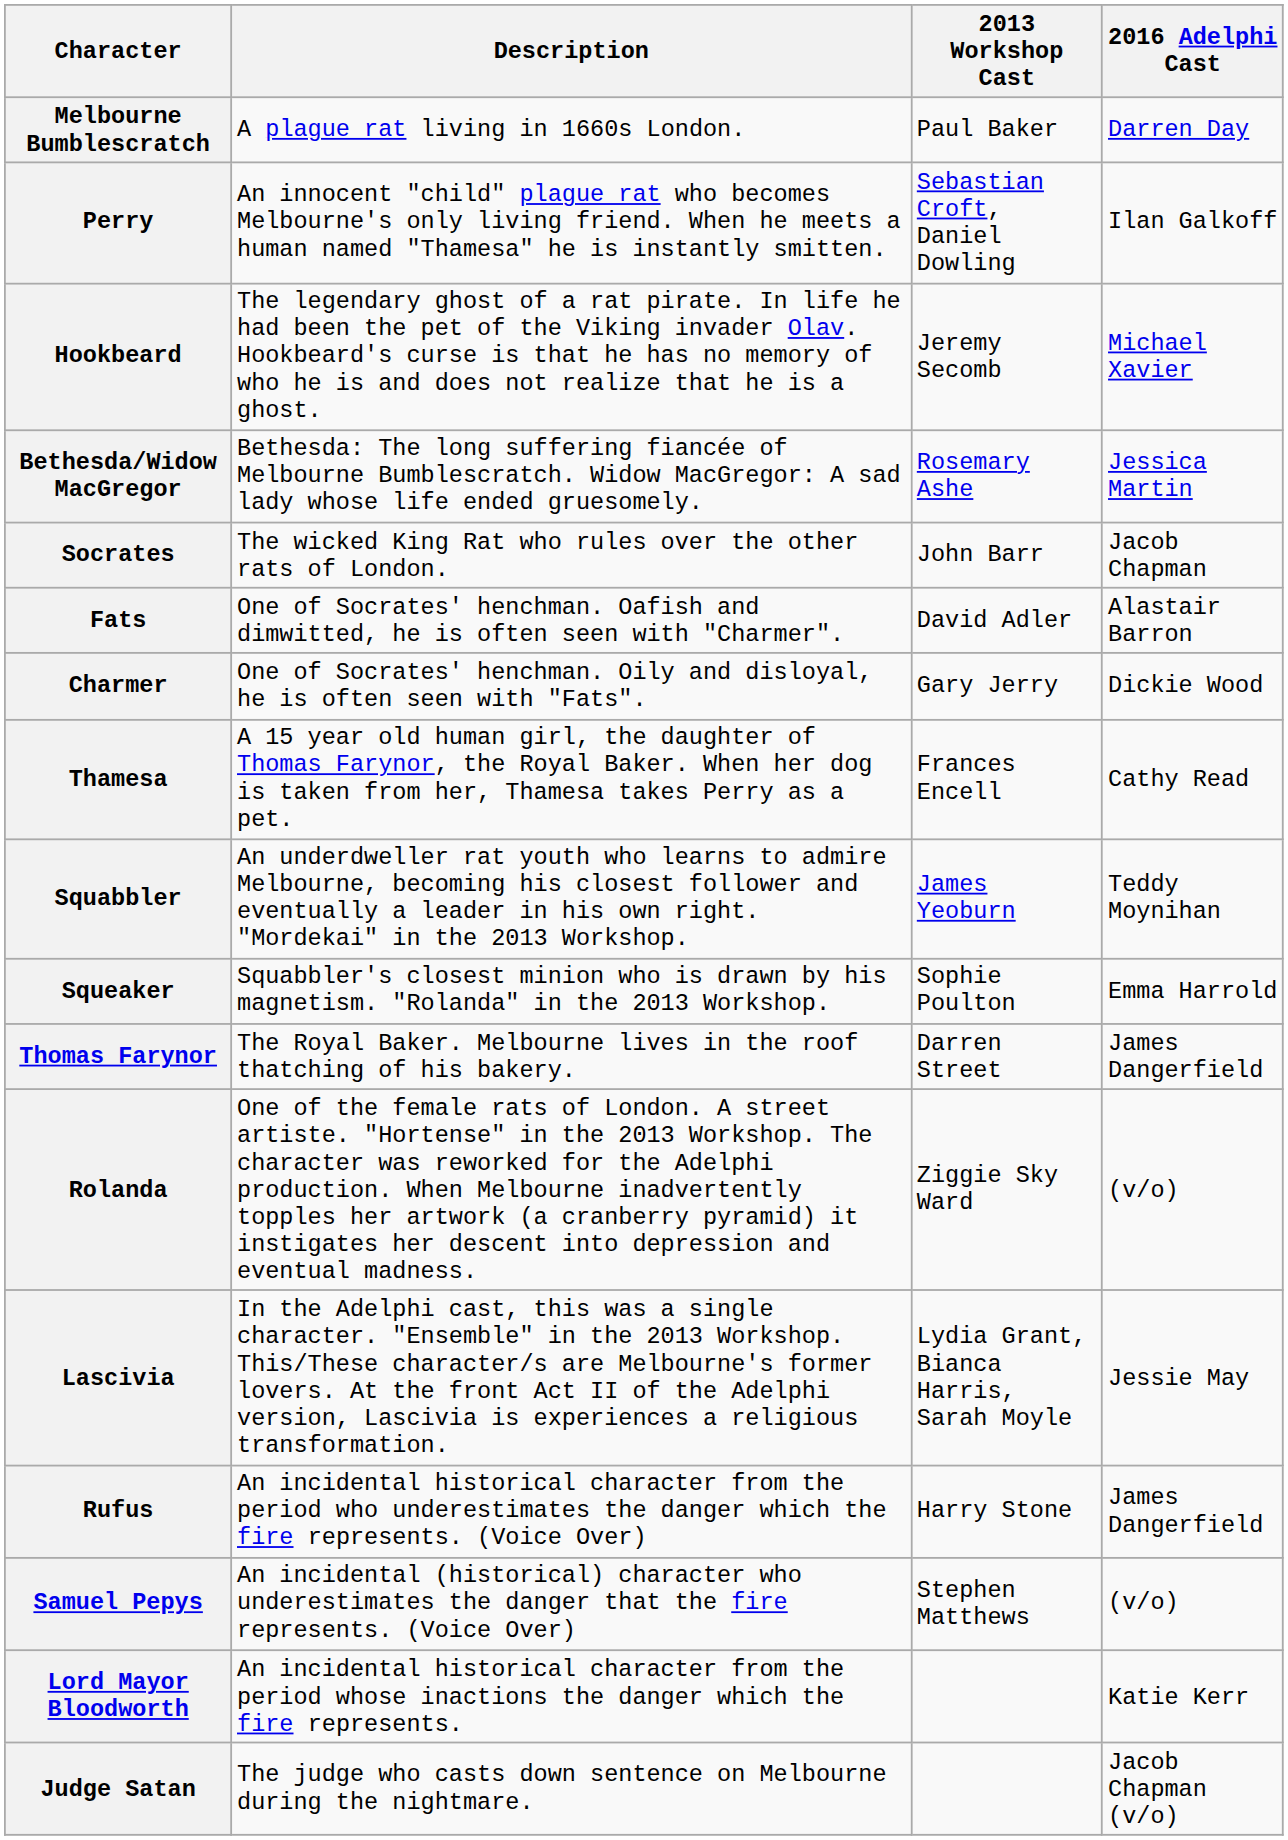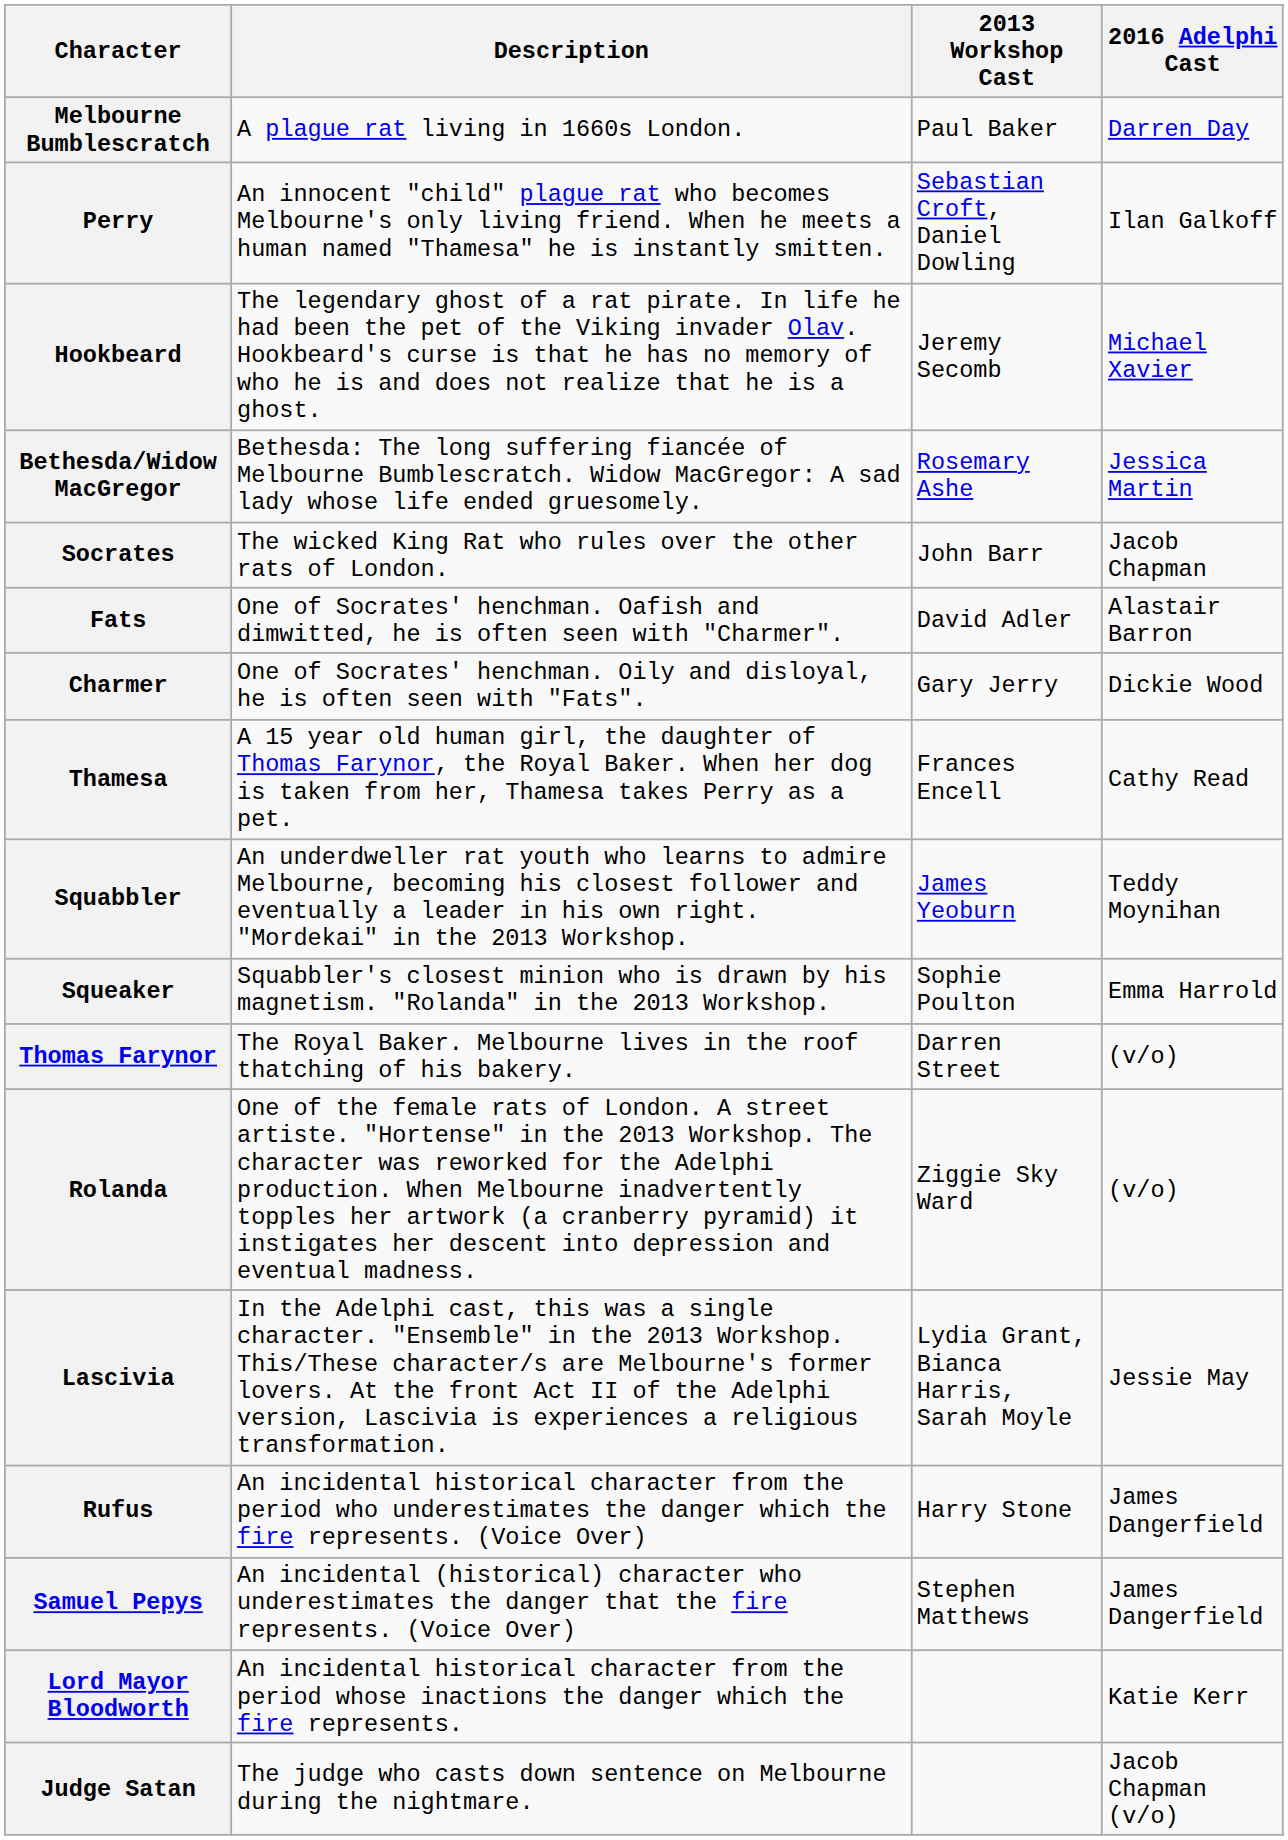(1186, 1057) James Dangerfield -> (1143, 1057) (v/o)
(1143, 1604) (v/o) -> (1186, 1604) James Dangerfield
